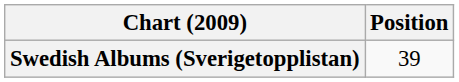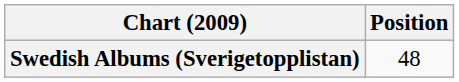(409, 58) 39 -> (409, 58) 48
